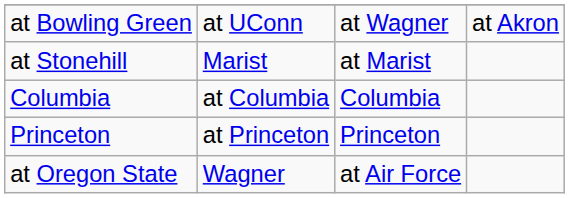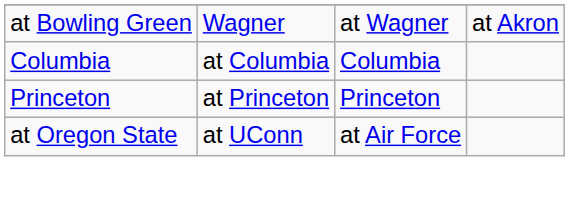(253, 23) at UConn -> (244, 23) Wagner
- row: (69, 60)
(244, 173) Wagner -> (253, 135) at UConn
